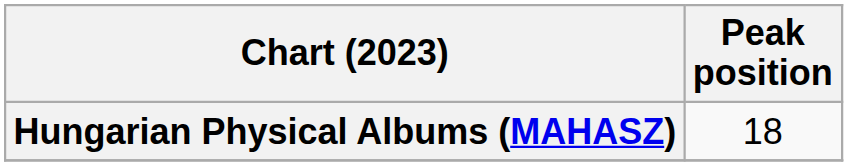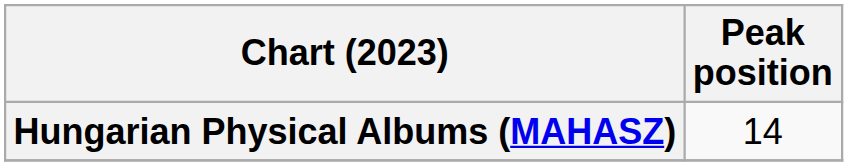(763, 130) 18 -> (763, 130) 14
